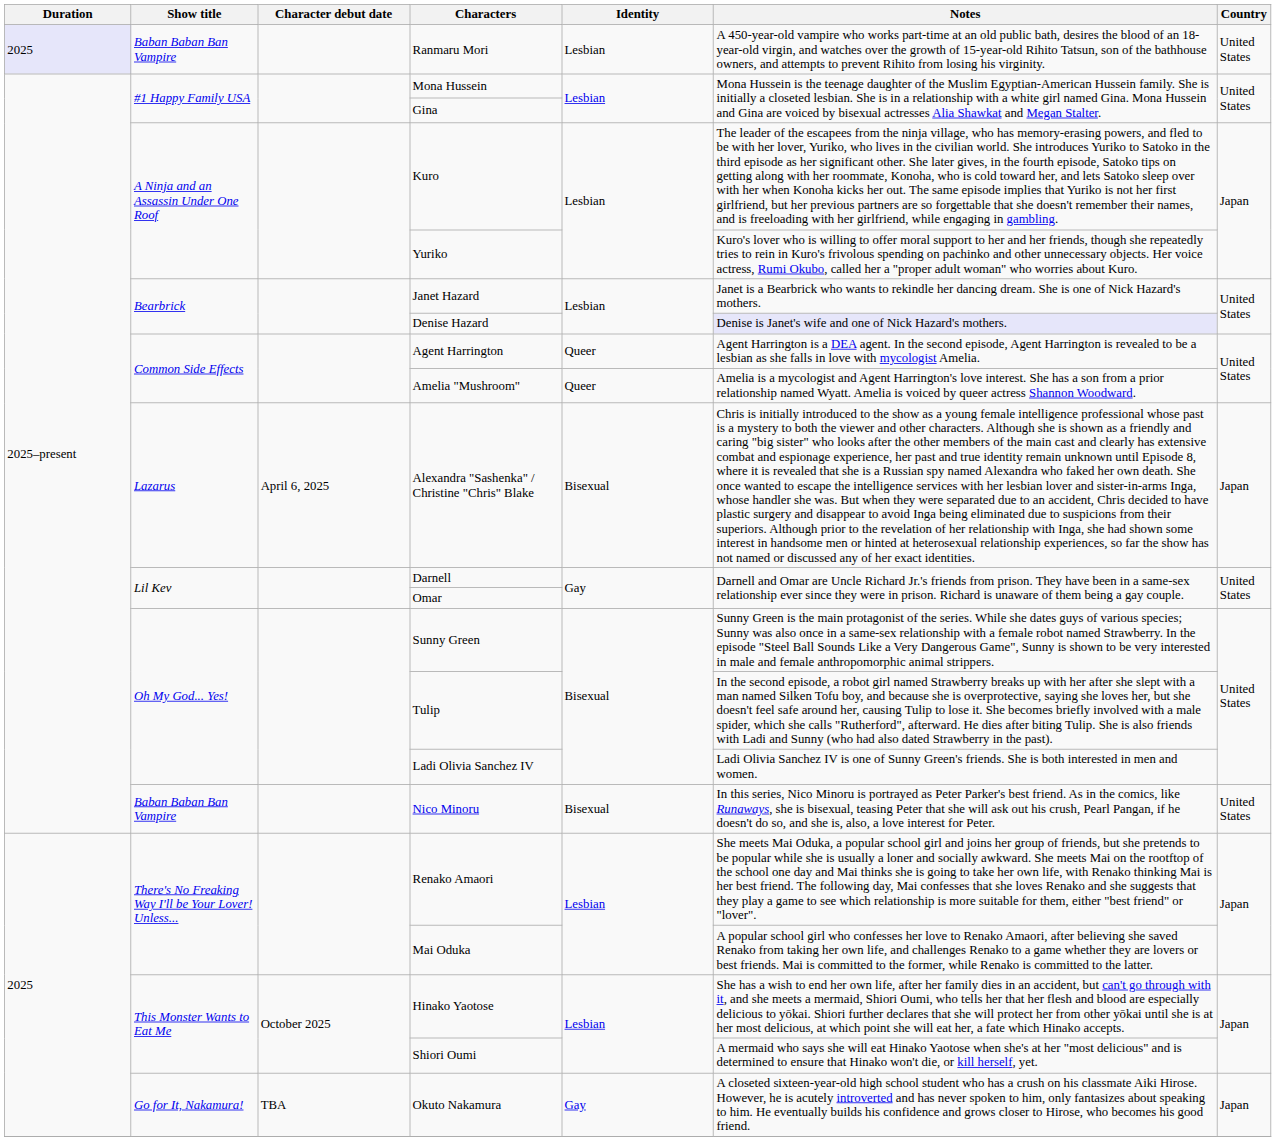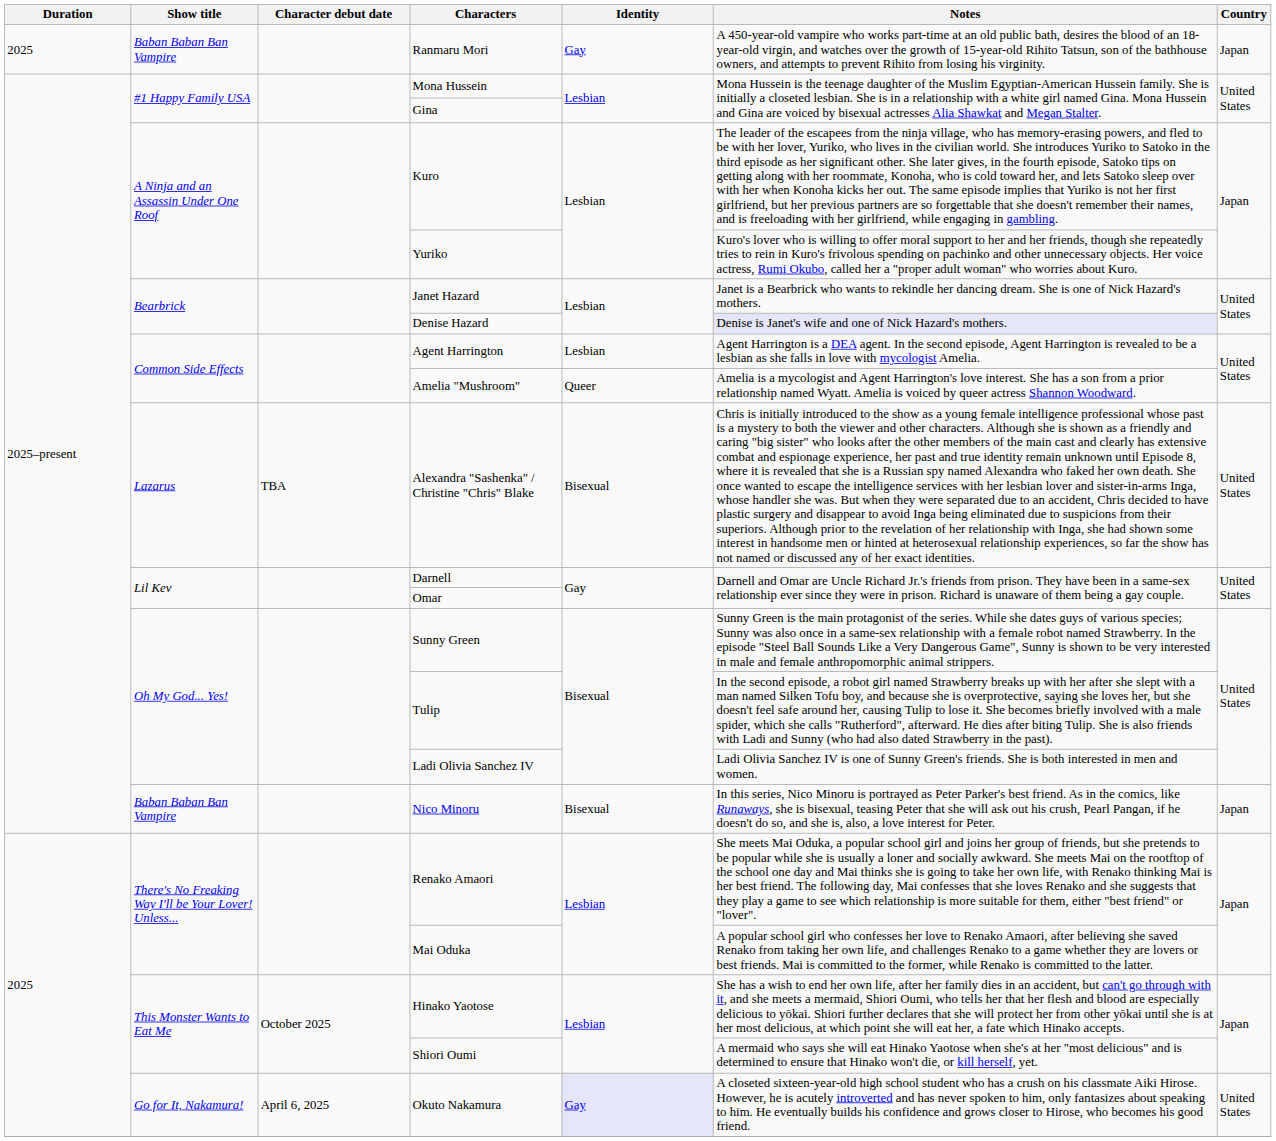(20, 49) lavender background -> (20, 49) no background
(585, 49) Lesbian -> (575, 49) Gay
(1237, 49) United States -> (1234, 49) Japan
(580, 351) Queer -> (585, 351) Lesbian
(295, 485) April 6, 2025 -> (273, 485) TBA
(1234, 485) Japan -> (1237, 485) United States
(1237, 808) United States -> (1234, 808) Japan
(273, 1104) TBA -> (295, 1104) April 6, 2025
(575, 1104) no background -> (575, 1104) lavender background
(1234, 1104) Japan -> (1237, 1104) United States
